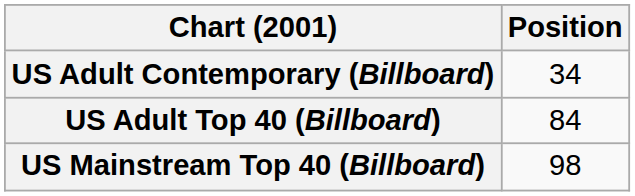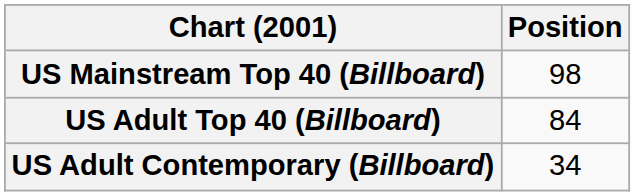rows swapped: (253, 73) <-> (253, 166)
